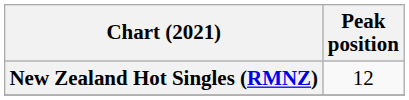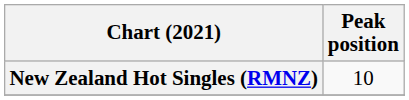(363, 77) 12 -> (363, 77) 10
